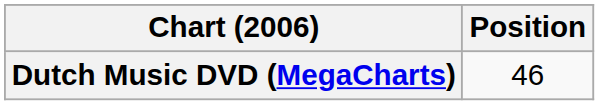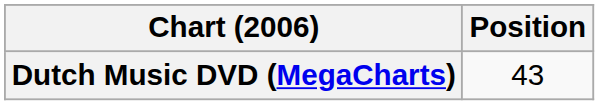(528, 74) 46 -> (528, 74) 43
